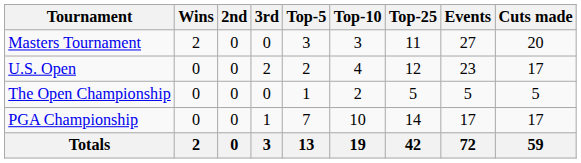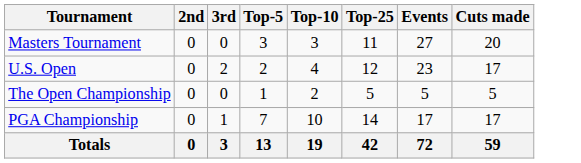- column: (196, 17)
